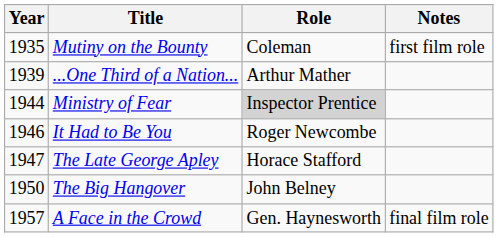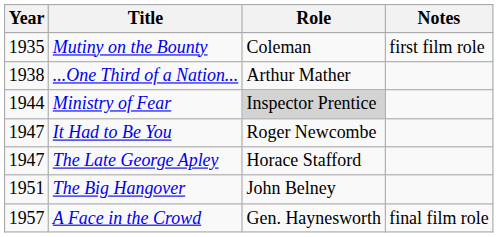(27, 75) 1939 -> (27, 75) 1938
(27, 132) 1946 -> (27, 132) 1947
(27, 189) 1950 -> (27, 189) 1951
